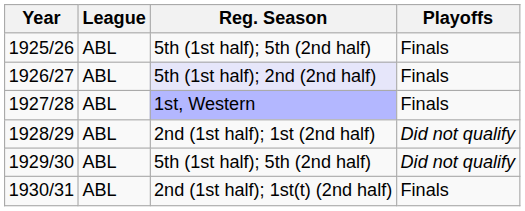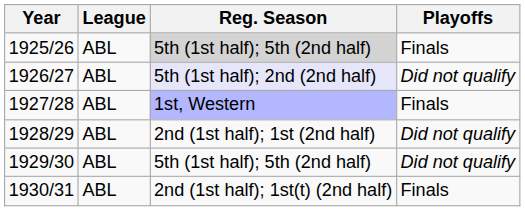(263, 47) no background -> (263, 47) lightgrey background
(425, 76) Finals -> (458, 76) Did not qualify
